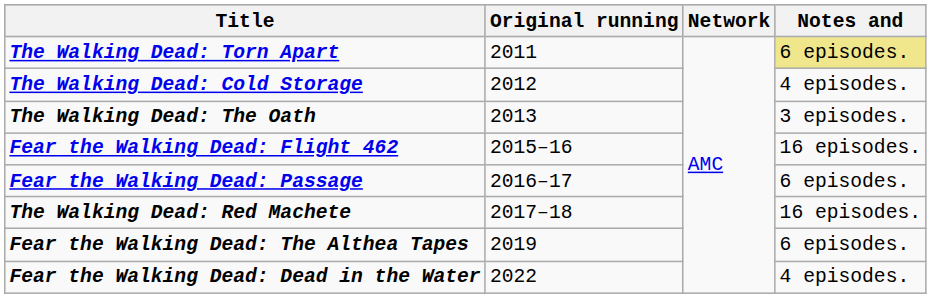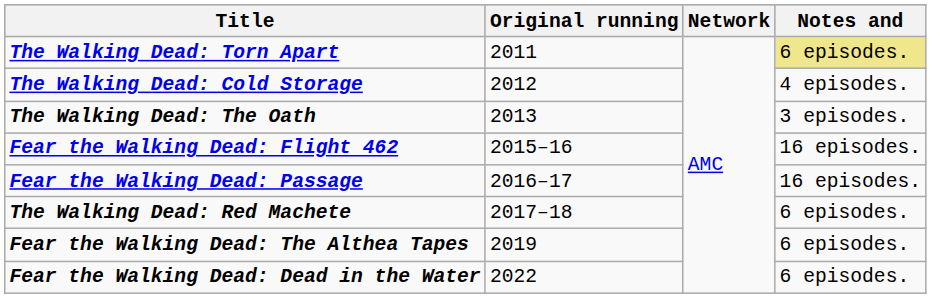(844, 181) 6 episodes. -> (850, 181) 16 episodes.
(850, 213) 16 episodes. -> (844, 213) 6 episodes.
(844, 277) 4 episodes. -> (844, 277) 6 episodes.
